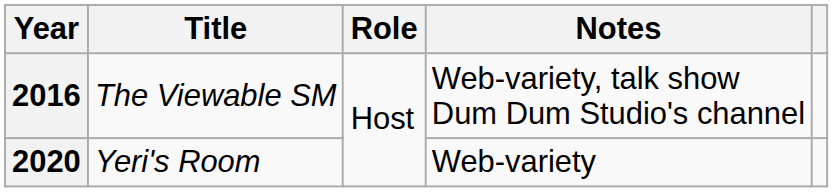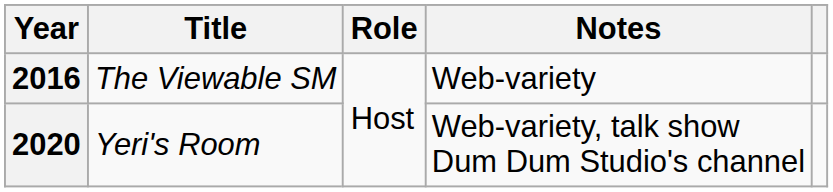(618, 95) Web-variety, talk show Dum Dum Studio's channel -> (514, 77) Web-variety
(514, 161) Web-variety -> (618, 144) Web-variety, talk show Dum Dum Studio's channel
